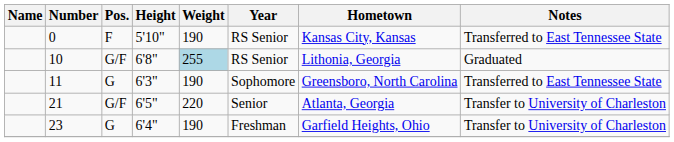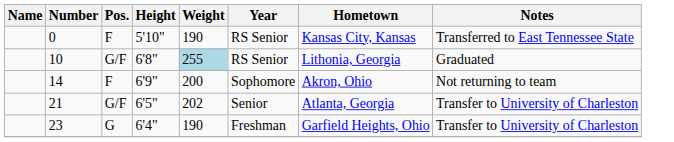- row: (56, 81)
+ row: (56, 81)
(193, 103) 220 -> (193, 103) 202
